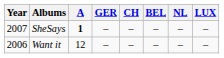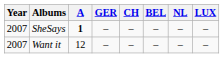(17, 45) 2006 -> (17, 45) 2007
